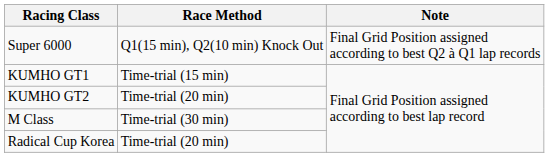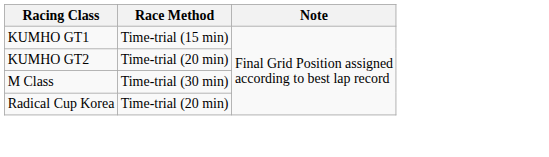- row: (40, 45)
